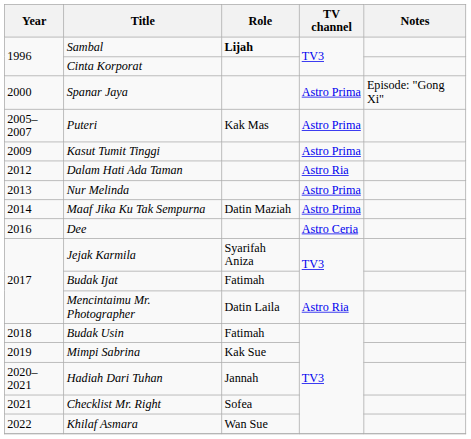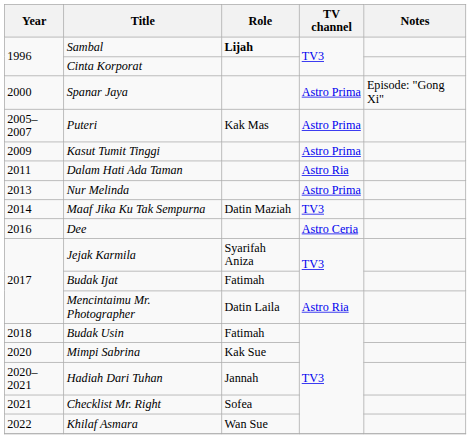(19, 170) 2012 -> (19, 170) 2011
(331, 209) Astro Prima -> (313, 209) TV3
(19, 352) 2019 -> (19, 352) 2020
